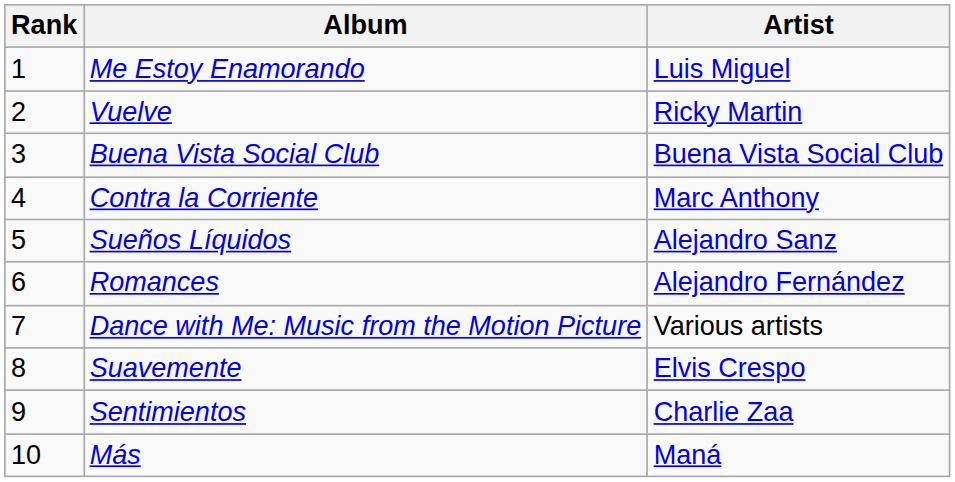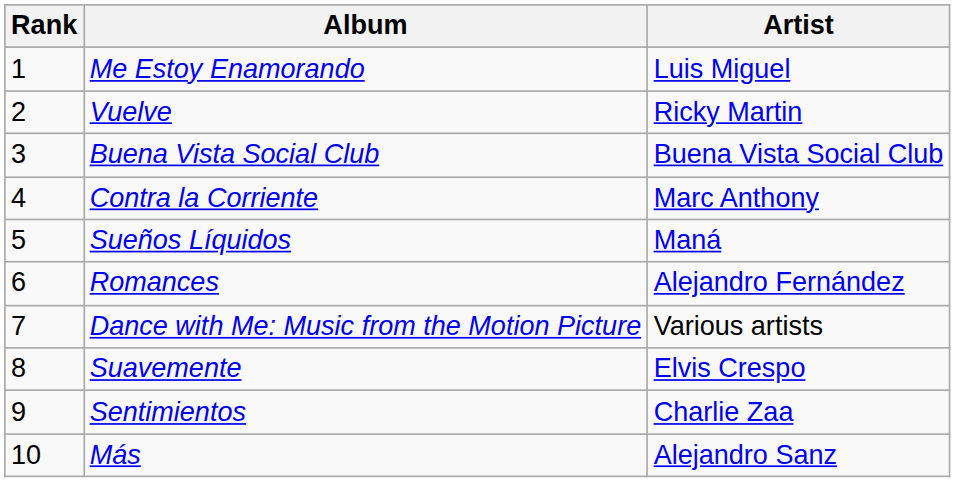(745, 240) Alejandro Sanz -> (687, 240) Maná
(687, 454) Maná -> (745, 454) Alejandro Sanz
